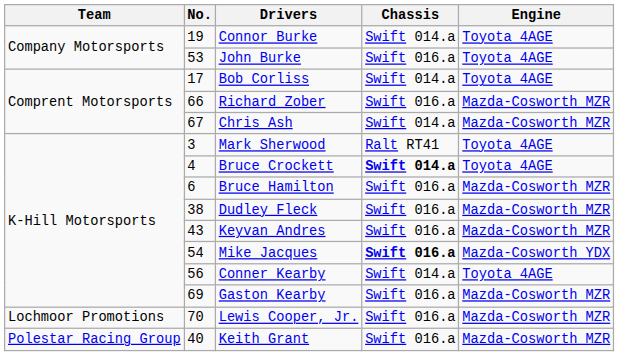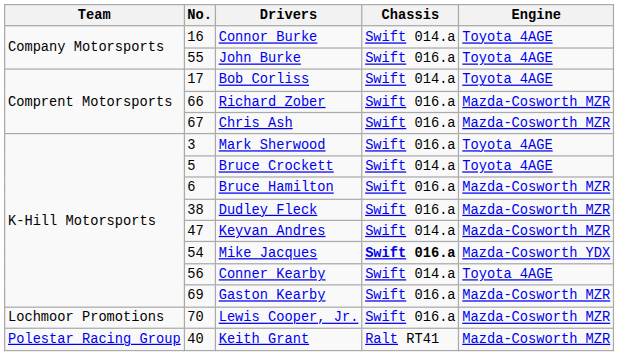(196, 37) 19 -> (196, 37) 16
(196, 59) 53 -> (196, 59) 55
(410, 123) Swift 014.a -> (410, 123) Swift 016.a
(402, 145) Ralt RT41 -> (410, 145) Swift 016.a
(191, 167) 4 -> (191, 167) 5
(410, 167) bold -> (410, 167) normal
(196, 231) 43 -> (196, 231) 47
(410, 231) Swift 016.a -> (410, 231) Swift 014.a
(410, 339) Swift 016.a -> (402, 339) Ralt RT41
